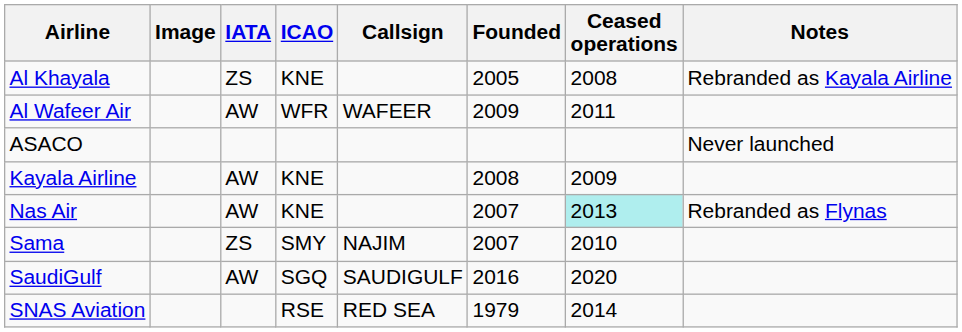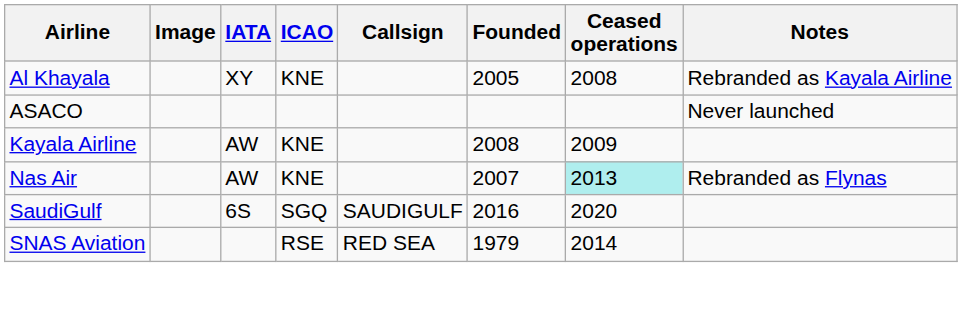(239, 77) ZS -> (239, 77) XY
- row: (70, 111)
- row: (37, 244)
(242, 277) AW -> (238, 210) 6S
